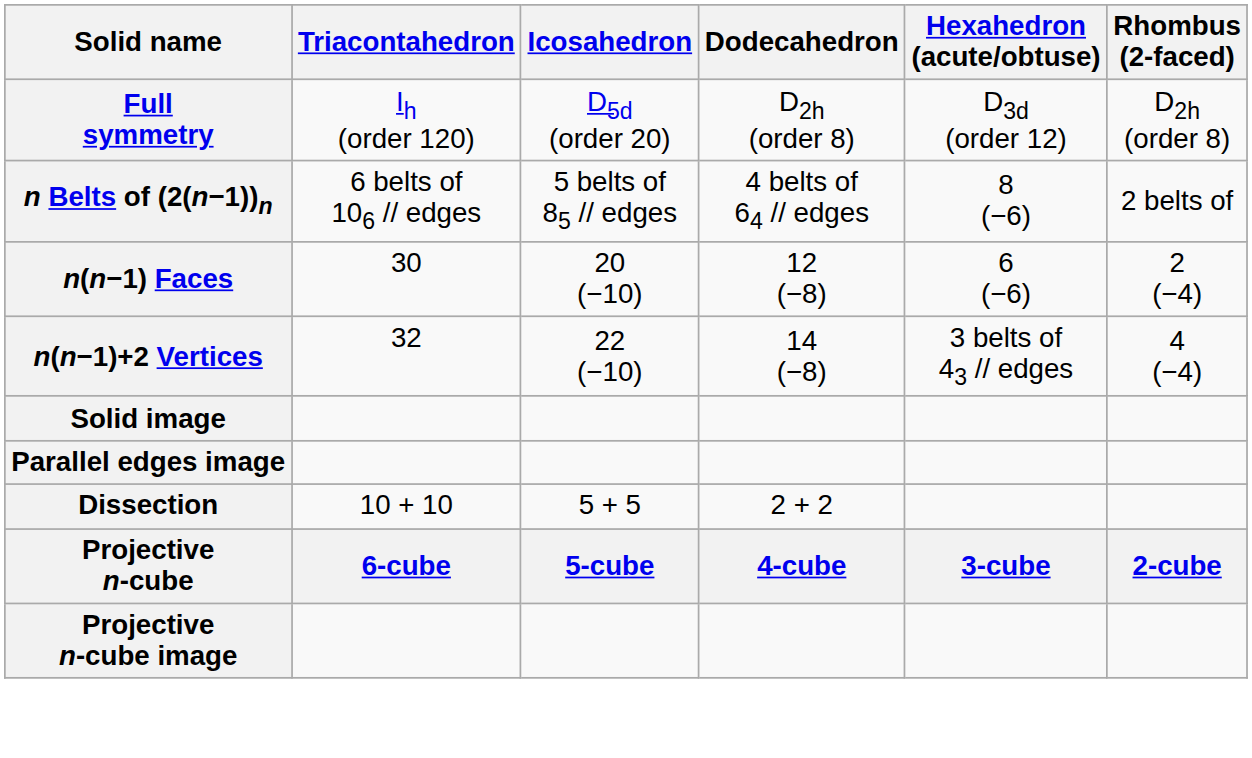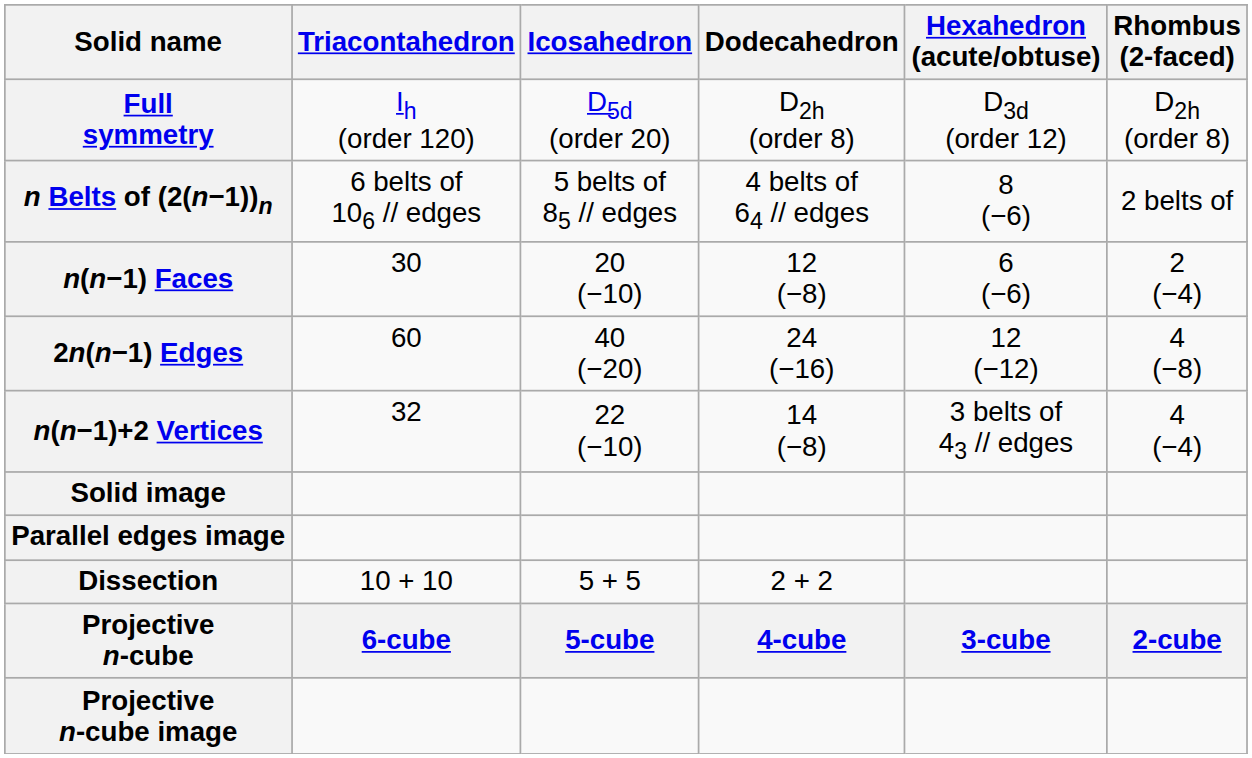+ row: (148, 353)
